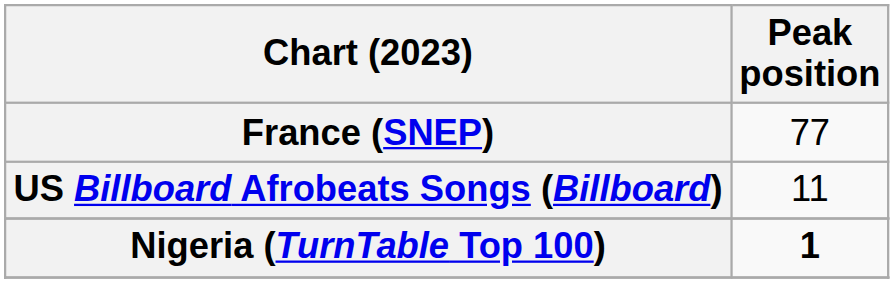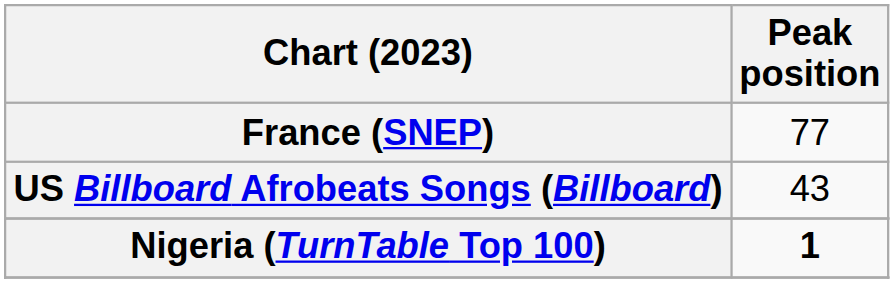(810, 189) 11 -> (810, 189) 43
